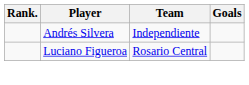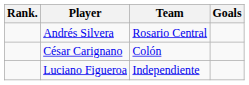(166, 32) Independiente -> (170, 32) Rosario Central
+ row: (83, 51)
(170, 51) Rosario Central -> (166, 70) Independiente
